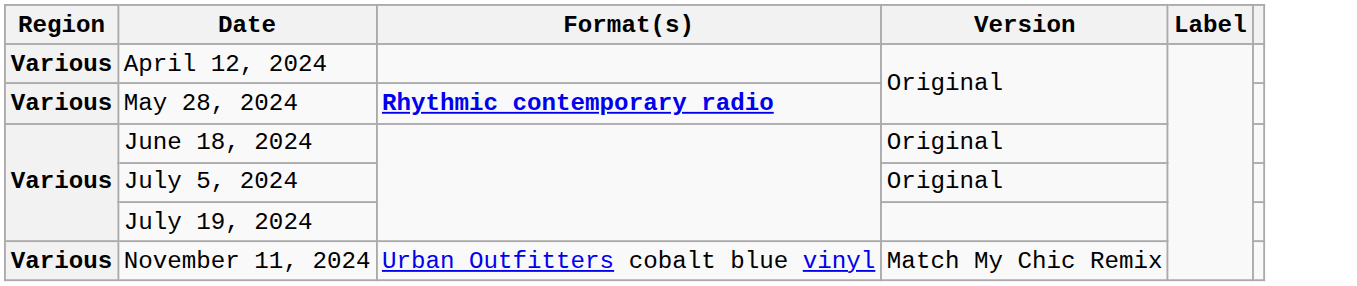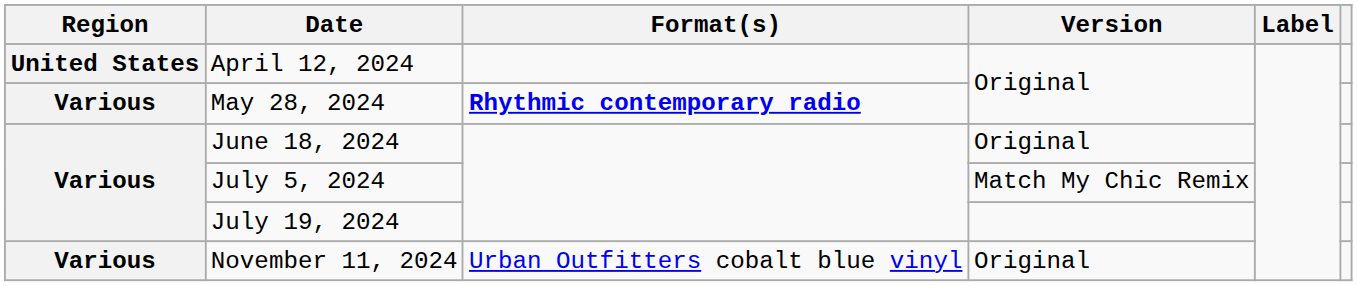(61, 64) Various -> (105, 64) United States
(945, 182) Original -> (1112, 182) Match My Chic Remix
(1025, 261) Match My Chic Remix -> (1032, 261) Original
